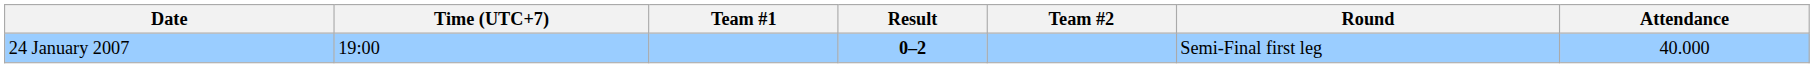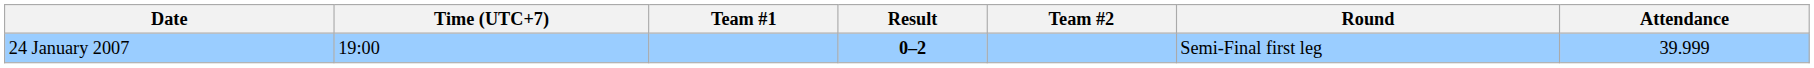(1685, 47) 40.000 -> (1685, 47) 39.999
